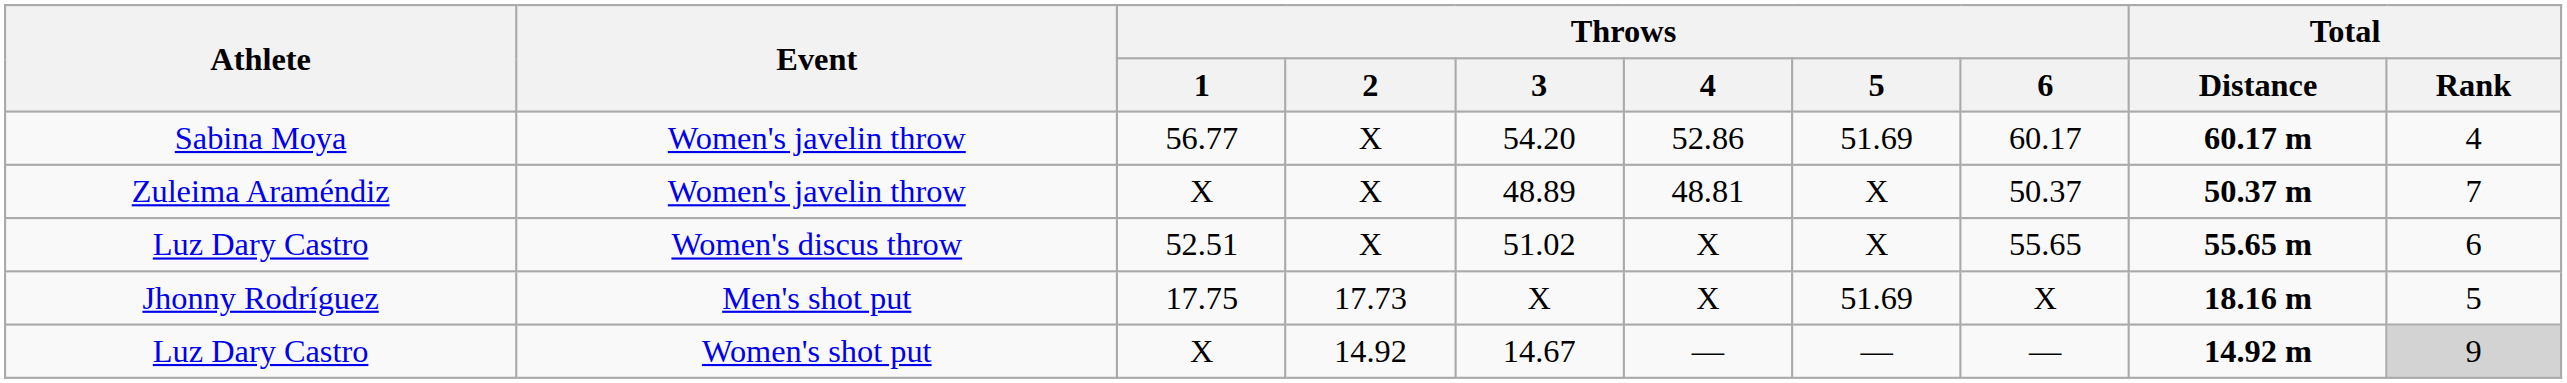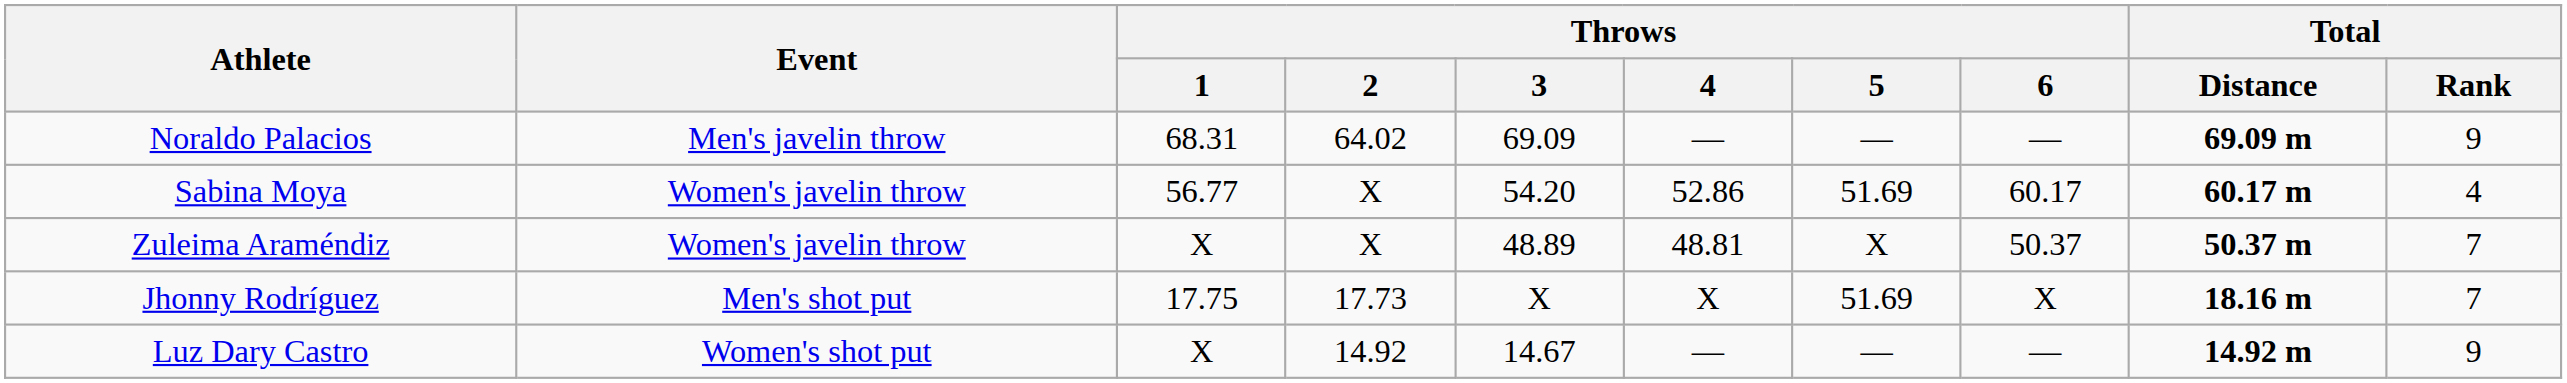+ row: (261, 138)
- row: (261, 244)
(2474, 298) 5 -> (2474, 298) 7
(2474, 351) lightgrey background -> (2474, 351) no background
